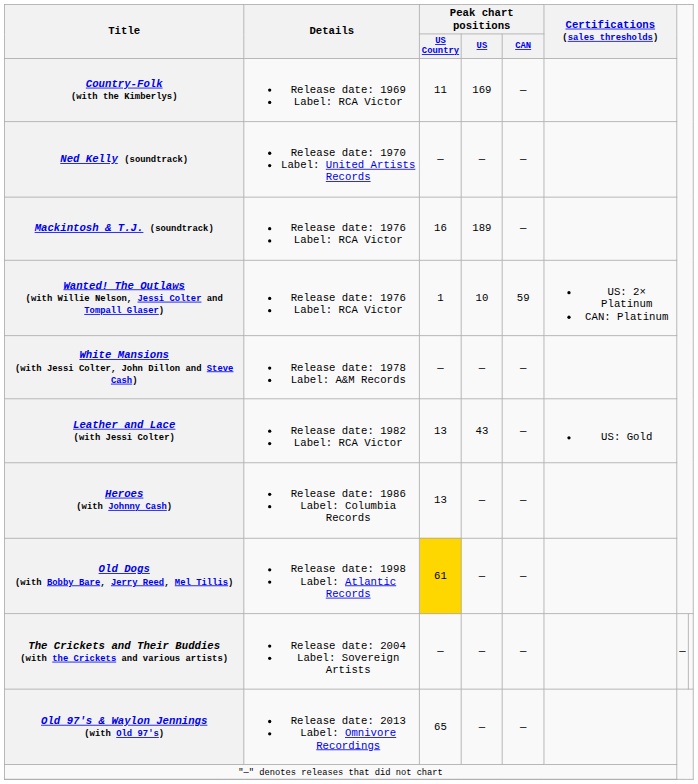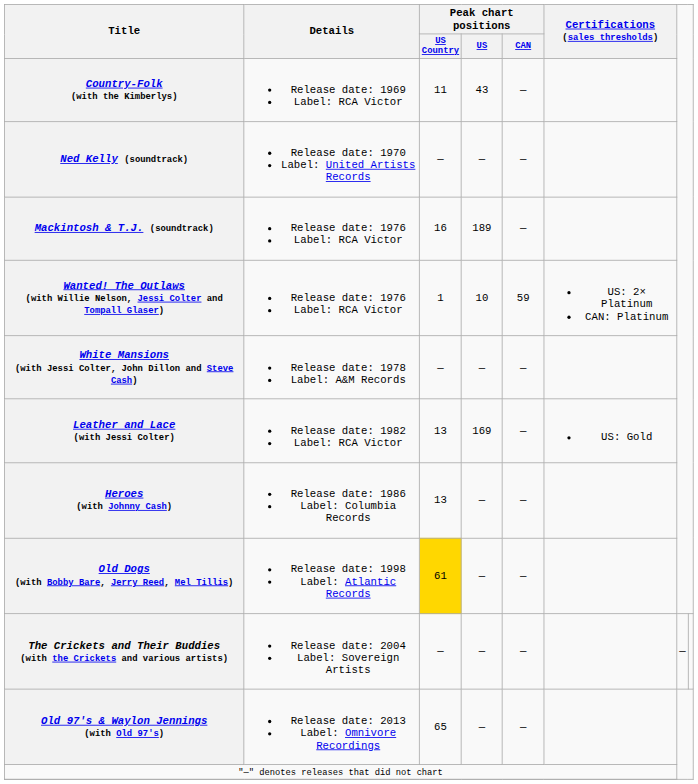(482, 90) 169 -> (482, 90) 43
(482, 431) 43 -> (482, 431) 169
